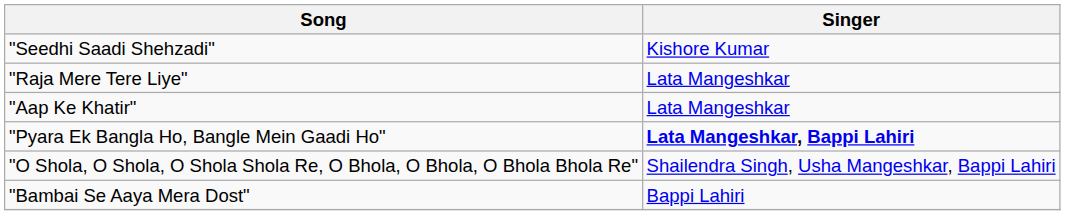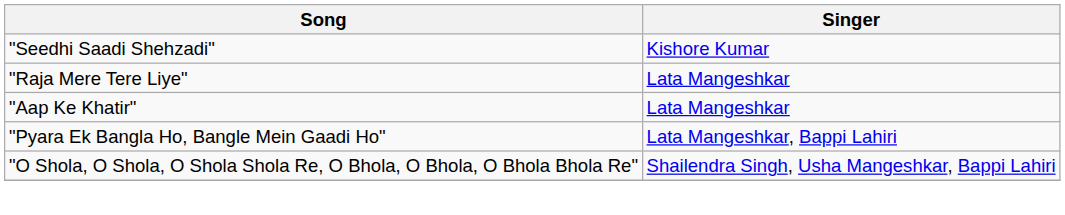(780, 137) bold -> (772, 137) normal
- row: (129, 196)
